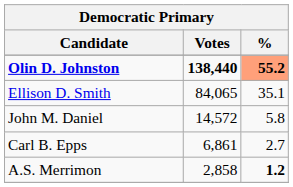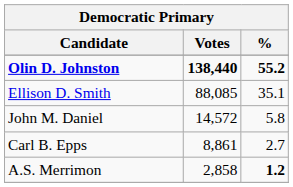(272, 68) lightsalmon background -> (272, 68) no background
(216, 93) 84,065 -> (216, 93) 88,085
(220, 144) 6,861 -> (220, 144) 8,861
